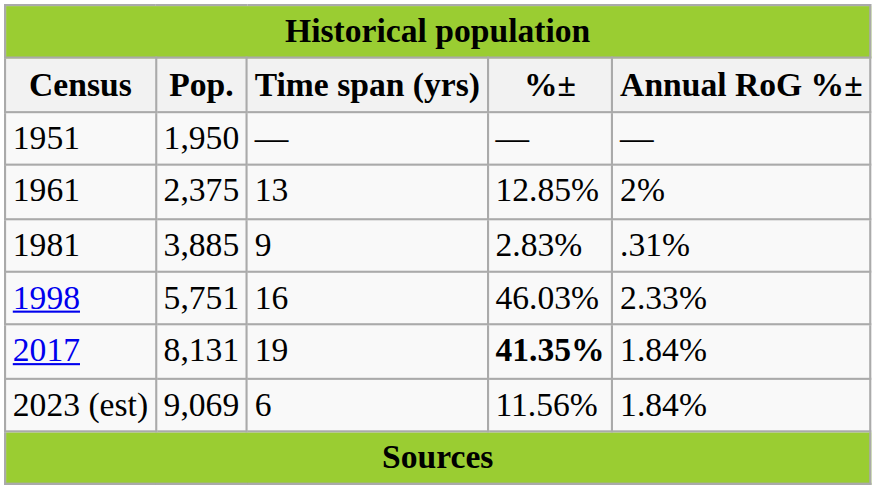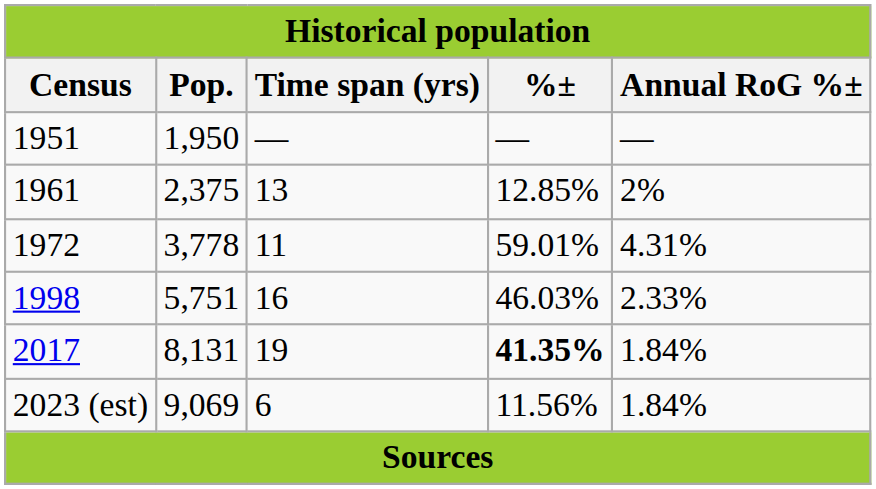+ row: (46, 244)
- row: (46, 244)
